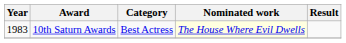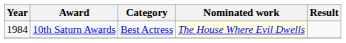(17, 29) 1983 -> (17, 29) 1984
